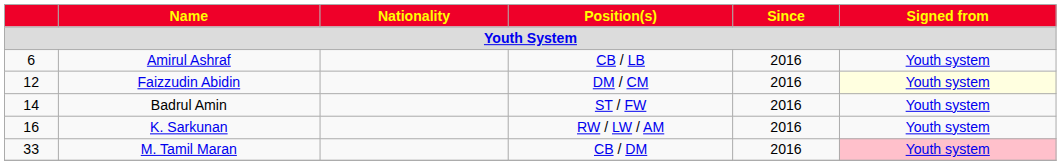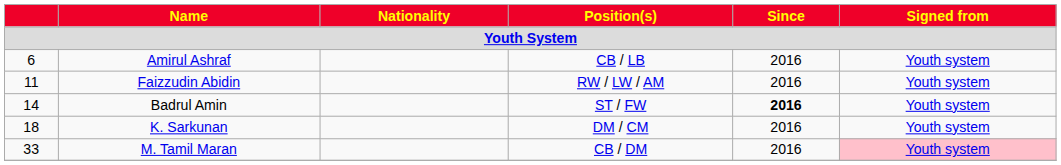(31, 83) 12 -> (31, 83) 11
(621, 83) DM / CM -> (621, 83) RW / LW / AM
(948, 83) lightyellow background -> (948, 83) no background
(786, 105) normal -> (786, 105) bold
(31, 128) 16 -> (31, 128) 18
(621, 128) RW / LW / AM -> (621, 128) DM / CM
